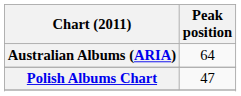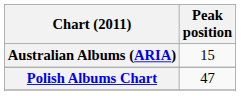(207, 55) 64 -> (207, 55) 15
